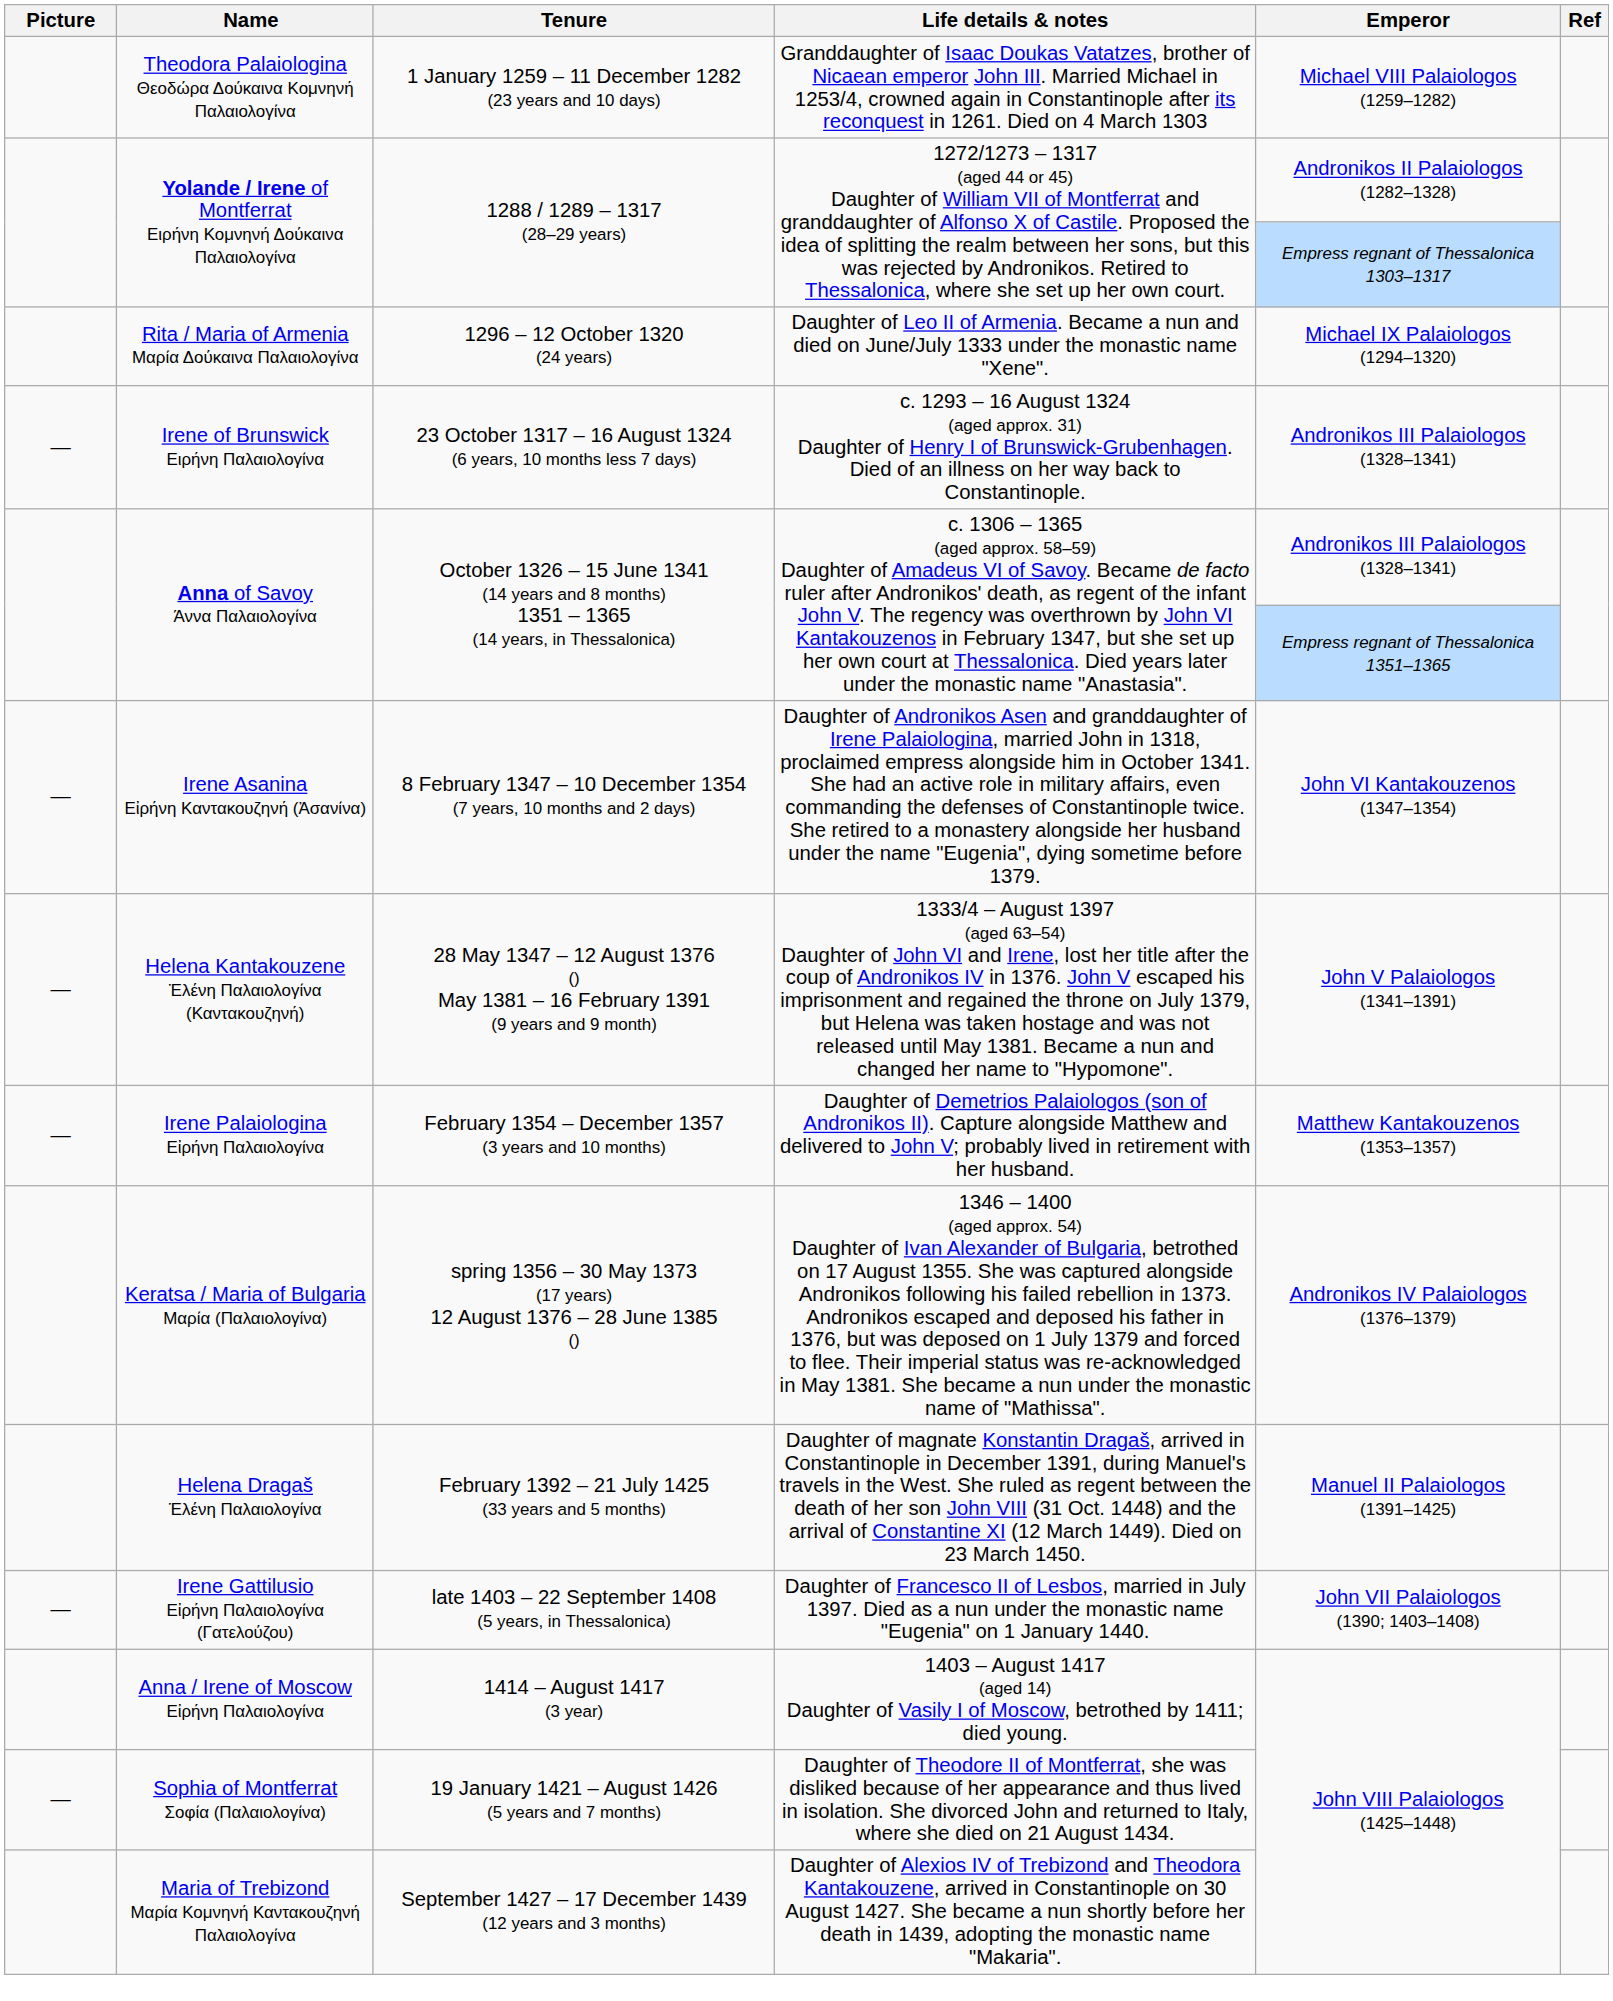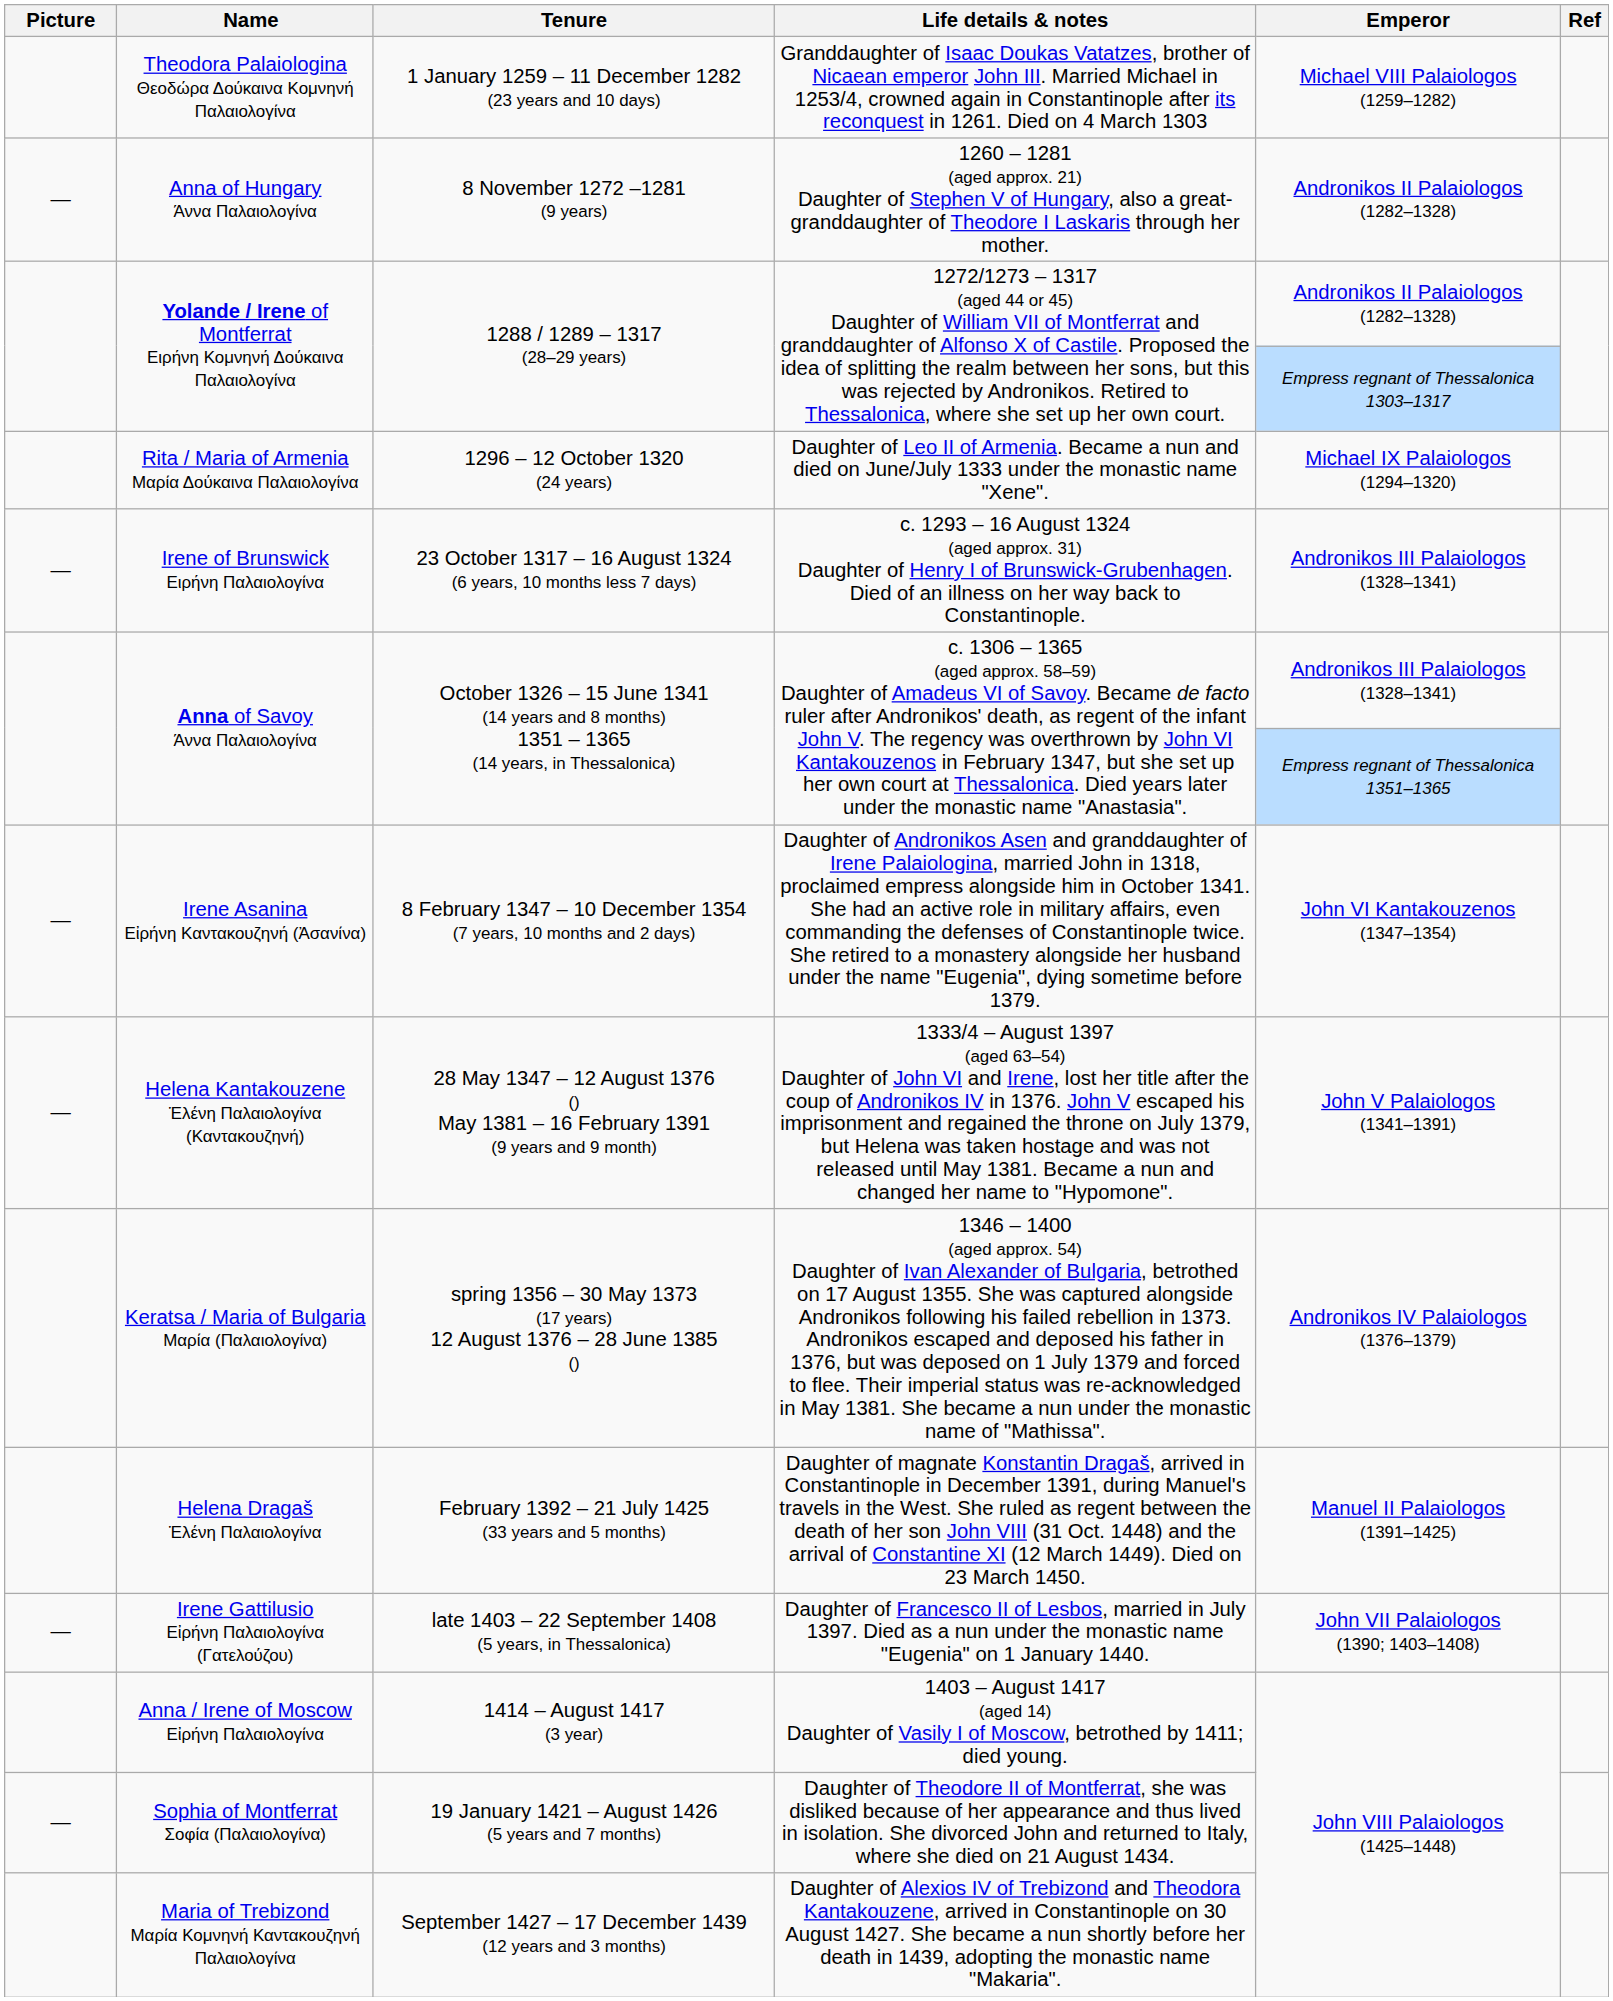+ row: (245, 199)
- row: (245, 1135)
